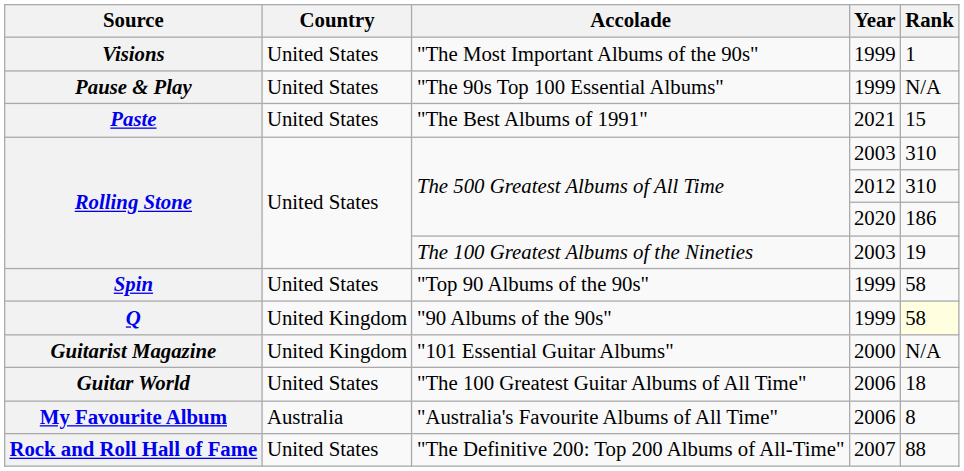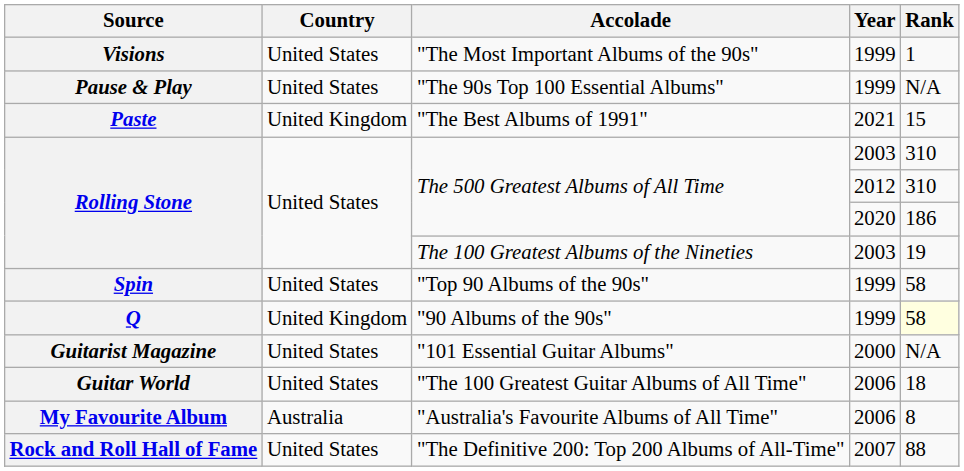(323, 119) United States -> (337, 119) United Kingdom
(337, 350) United Kingdom -> (323, 350) United States
